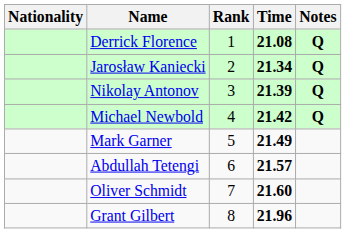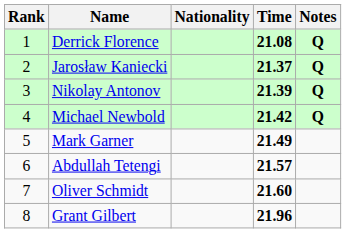columns swapped: (231, 16) <-> (46, 16)
(274, 66) 21.34 -> (274, 66) 21.37
